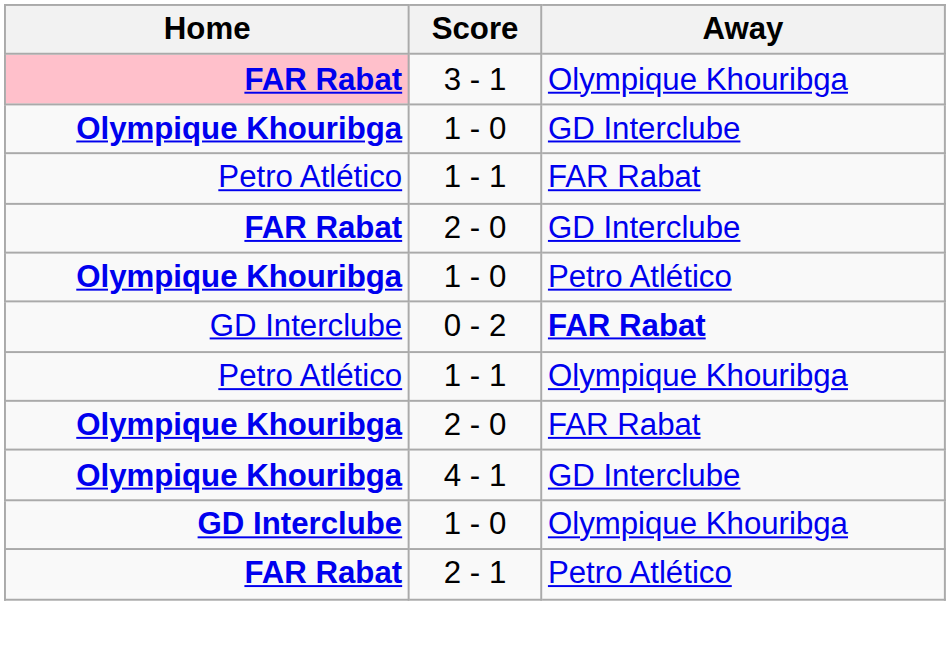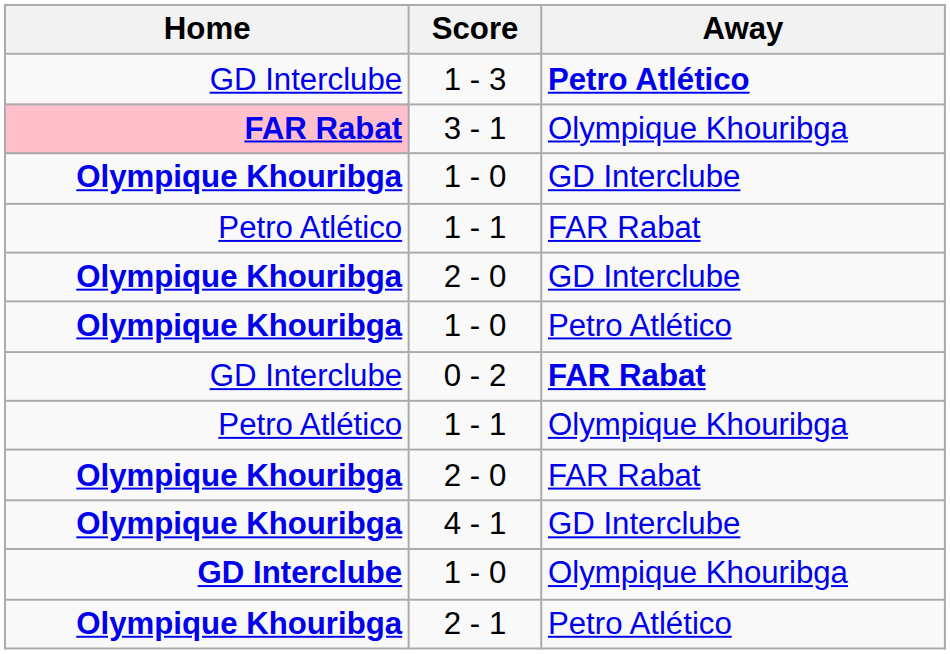+ row: (475, 78)
(323, 227) FAR Rabat -> (239, 276) Olympique Khouribga
(323, 573) FAR Rabat -> (239, 623) Olympique Khouribga
